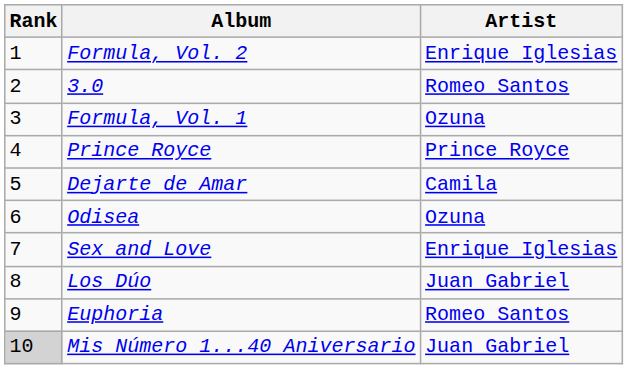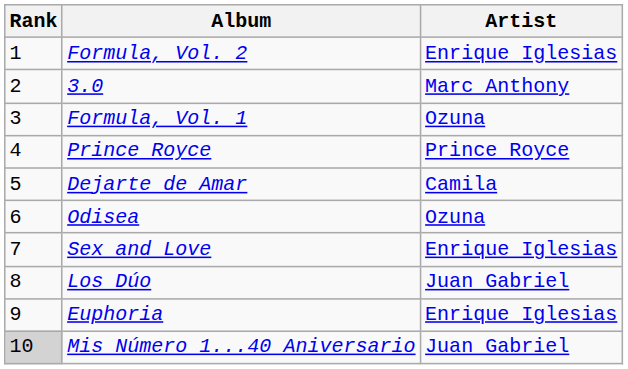(497, 86) Romeo Santos -> (497, 86) Marc Anthony
(497, 315) Romeo Santos -> (521, 315) Enrique Iglesias
